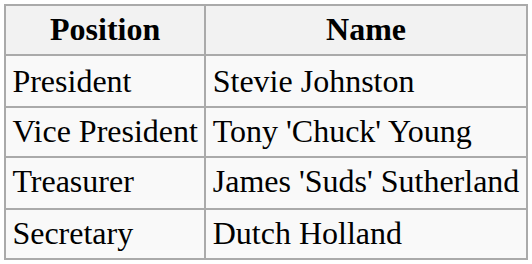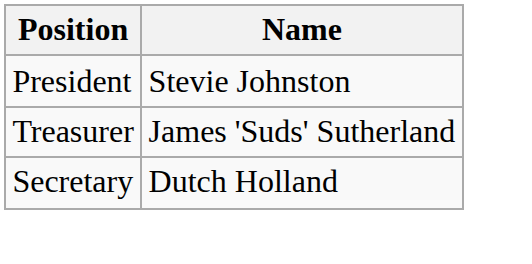- row: (105, 131)
